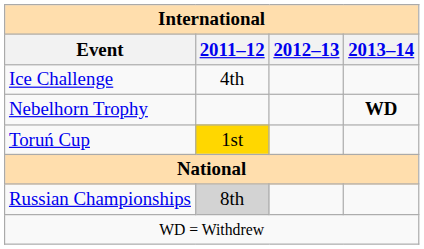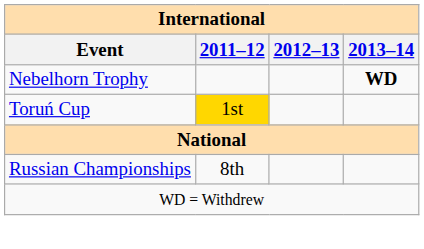- row: (61, 79)
(232, 199) lightgrey background -> (232, 169) no background
